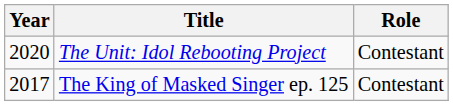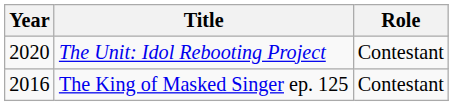(29, 84) 2017 -> (29, 84) 2016
